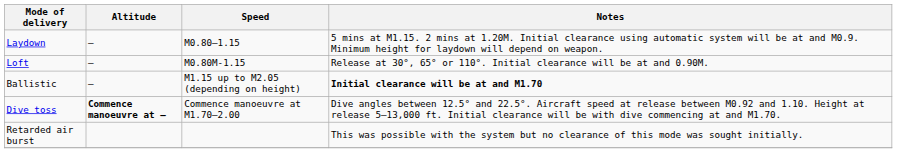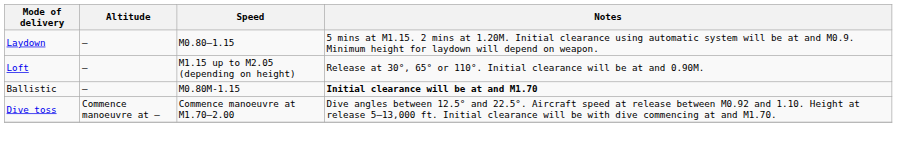(215, 63) M0.80M-1.15 -> (237, 69) M1.15 up to M2.05 (depending on height)
(243, 84) M1.15 up to M2.05 (depending on height) -> (209, 89) M0.80M-1.15
(127, 109) bold -> (121, 109) normal
- row: (40, 135)
